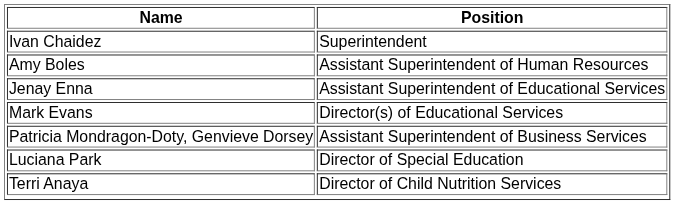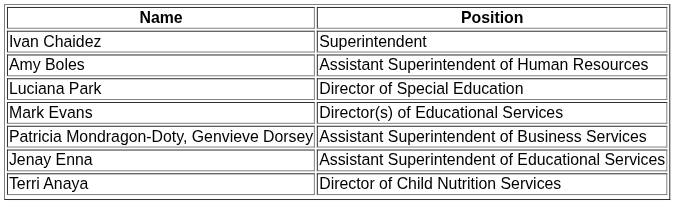rows swapped: (51, 89) <-> (55, 160)
